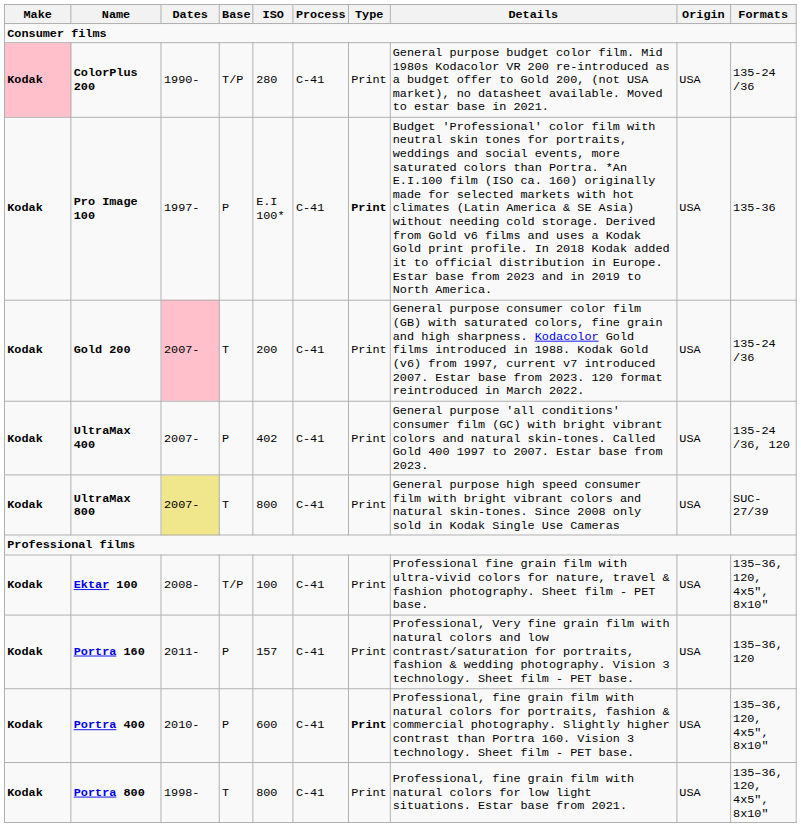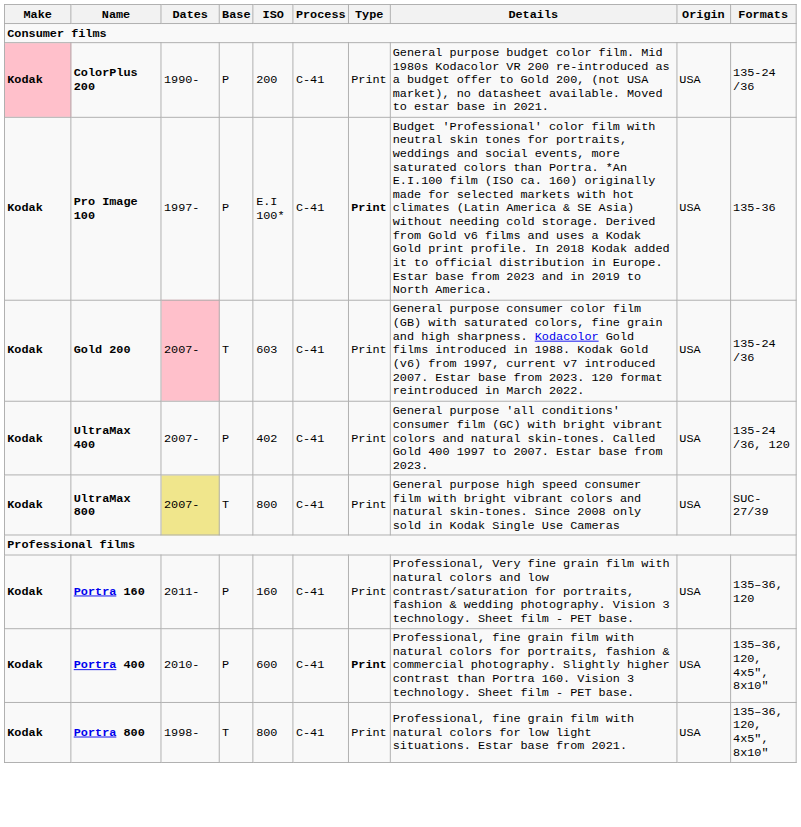(233, 80) T/P -> (226, 80) P
(267, 80) 280 -> (267, 80) 200
(267, 351) 200 -> (267, 351) 603
- row: (106, 585)
(267, 652) 157 -> (267, 591) 160
